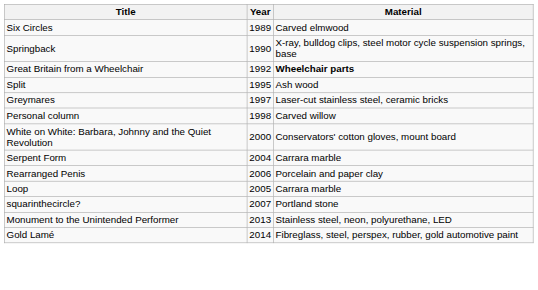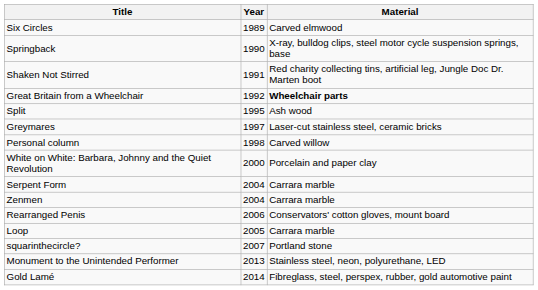+ row: (48, 75)
(366, 137) Conservators' cotton gloves, mount board -> (323, 163) Porcelain and paper clay
+ row: (24, 199)
(329, 173) Porcelain and paper clay -> (359, 215) Conservators' cotton gloves, mount board
